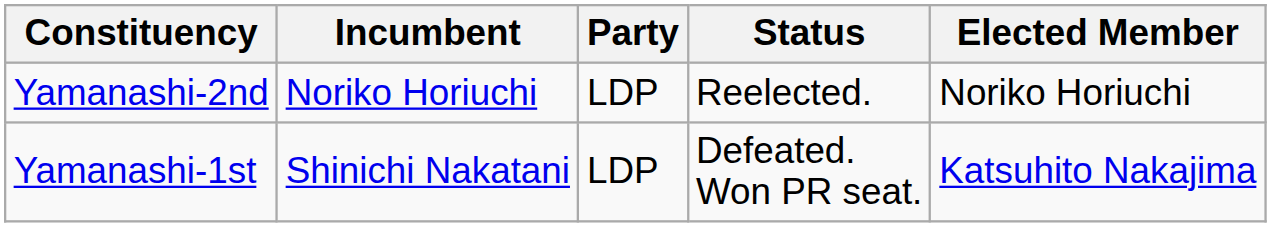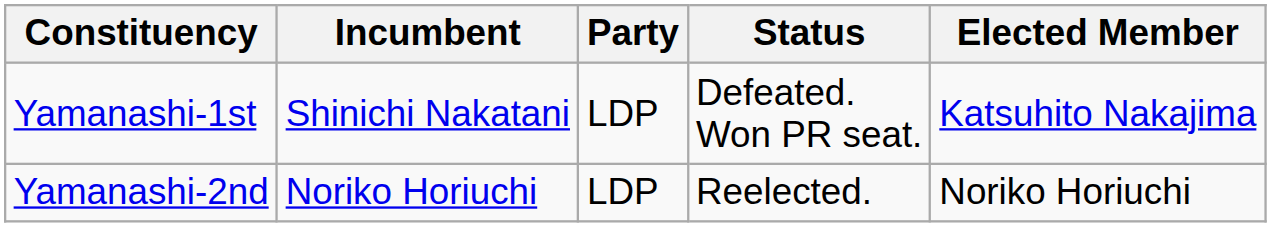rows swapped: (135, 171) <-> (141, 92)
